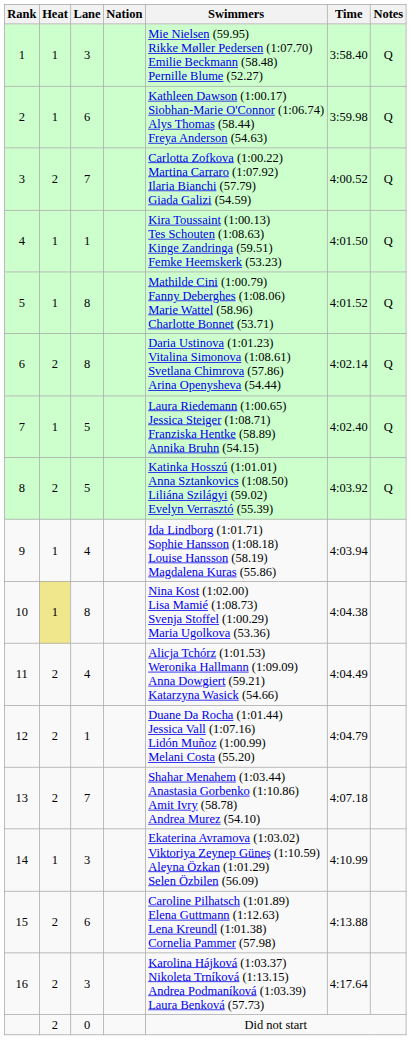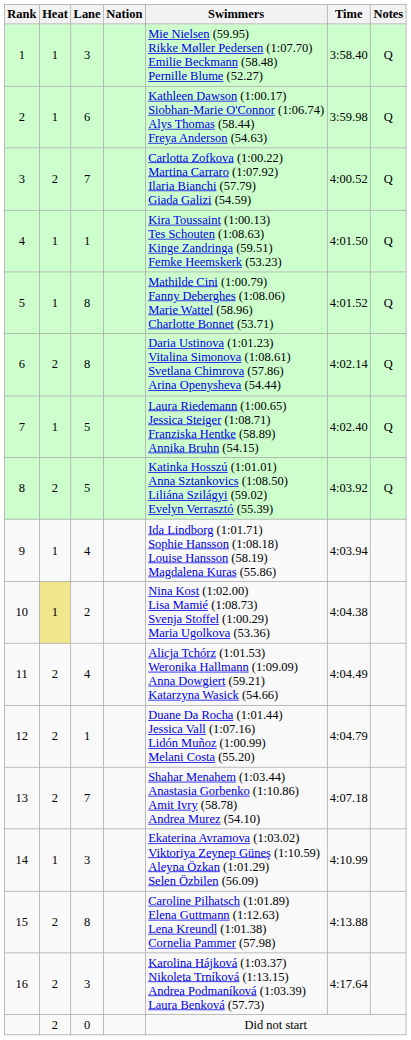(87, 612) 8 -> (87, 612) 2
(87, 922) 6 -> (87, 922) 8
